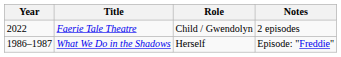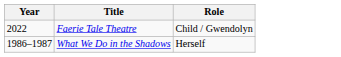- column: (296, 12)
